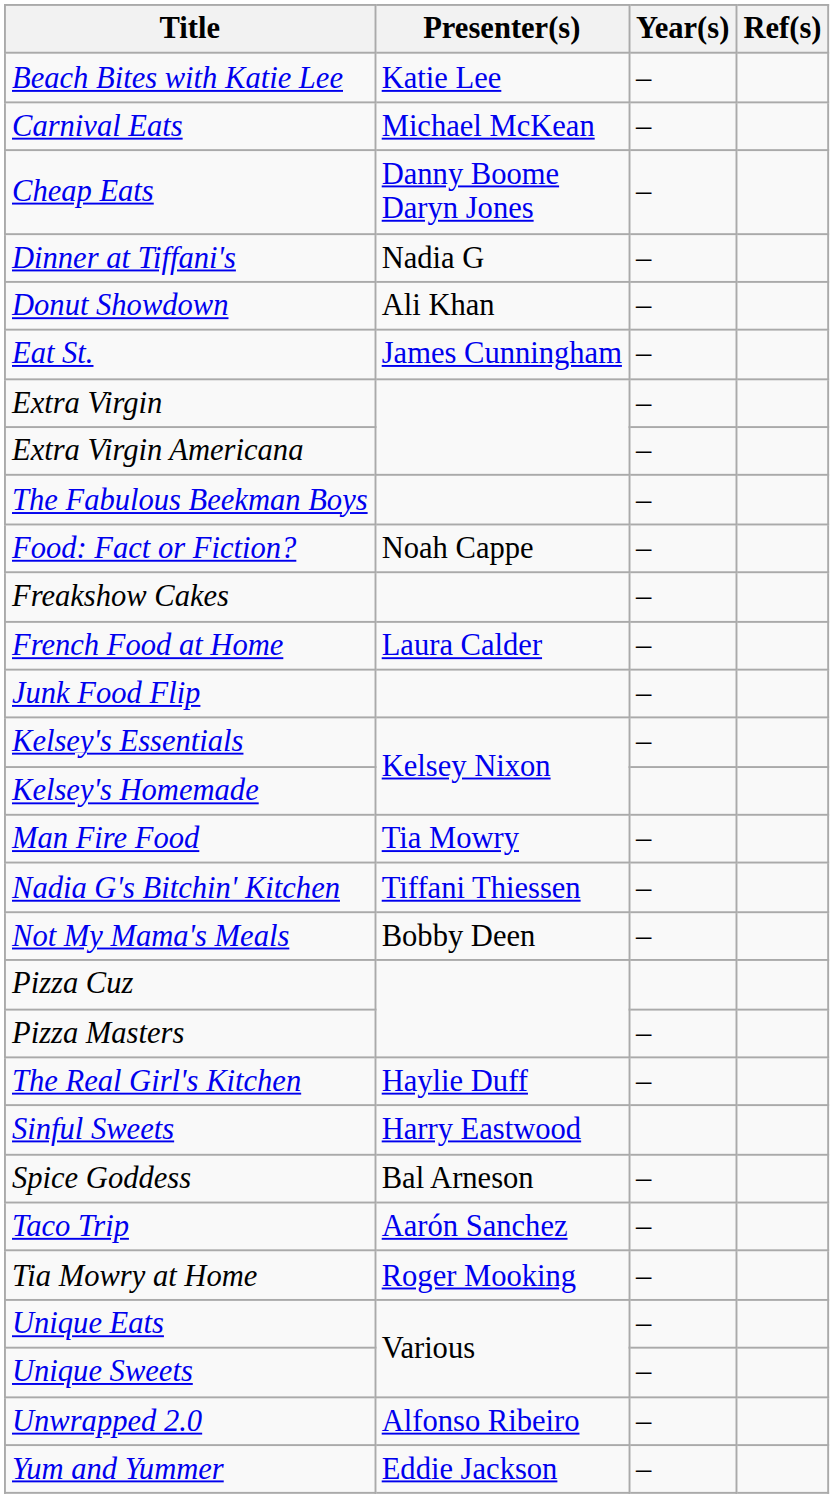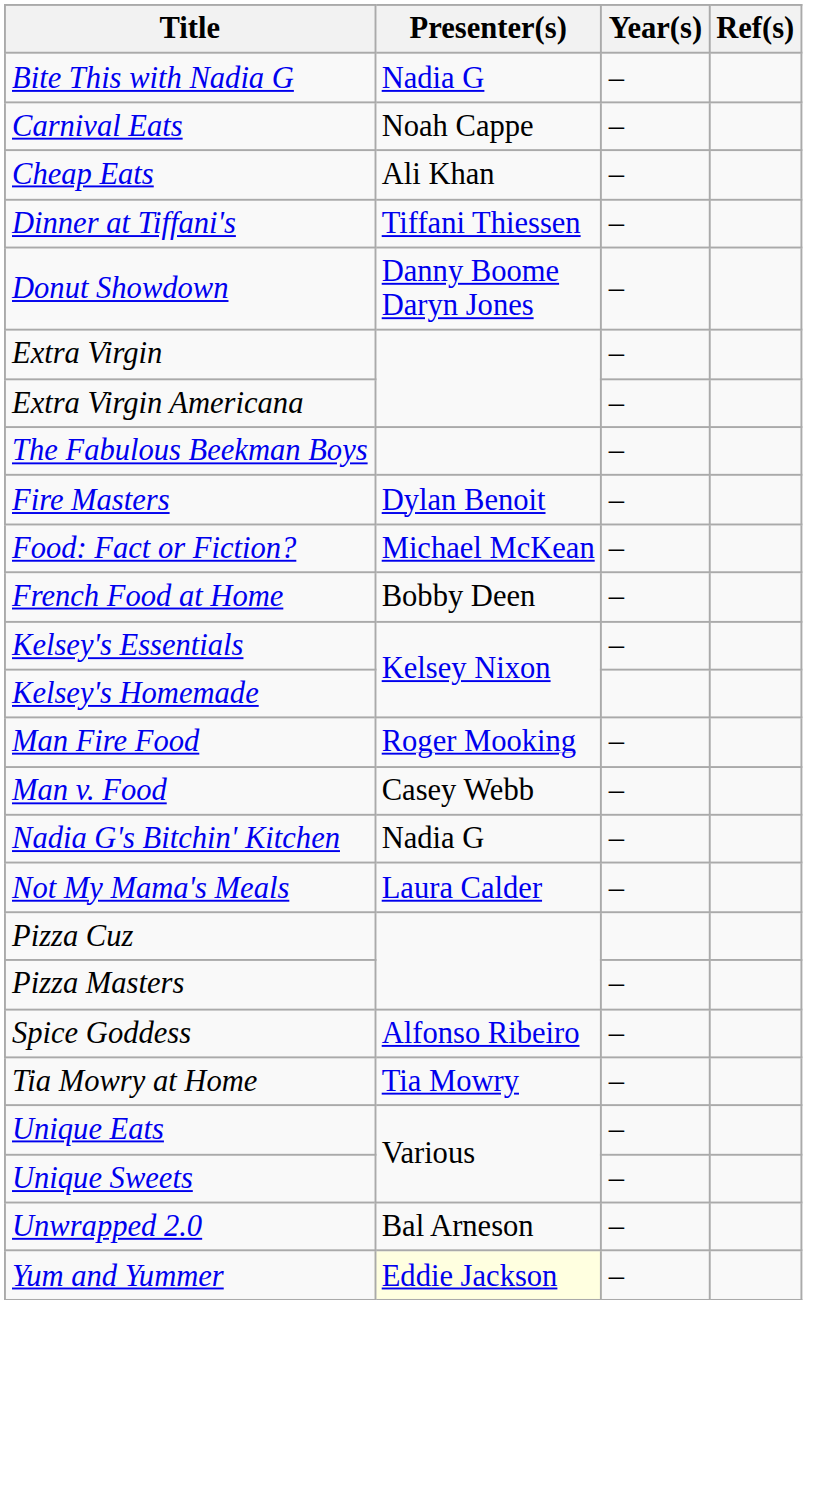- row: (177, 77)
+ row: (153, 77)
(488, 125) Michael McKean -> (458, 125) Noah Cappe
(470, 191) Danny Boome Daryn Jones -> (438, 174) Ali Khan
(433, 256) Nadia G -> (481, 222) Tiffani Thiessen
(438, 305) Ali Khan -> (470, 288) Danny Boome Daryn Jones
- row: (53, 353)
+ row: (91, 499)
(458, 547) Noah Cappe -> (488, 547) Michael McKean
- row: (120, 596)
(462, 644) Laura Calder -> (459, 596) Bobby Deen
- row: (106, 693)
(450, 838) Tia Mowry -> (479, 741) Roger Mooking
+ row: (89, 790)
(481, 887) Tiffani Thiessen -> (433, 838) Nadia G
(459, 935) Bobby Deen -> (462, 887) Laura Calder
- row: (157, 1080)
- row: (93, 1129)
(458, 1177) Bal Arneson -> (481, 1032) Alfonso Ribeiro
- row: (70, 1226)
(479, 1274) Roger Mooking -> (450, 1080) Tia Mowry
(481, 1420) Alfonso Ribeiro -> (458, 1226) Bal Arneson
(470, 1468) no background -> (470, 1274) lightyellow background
